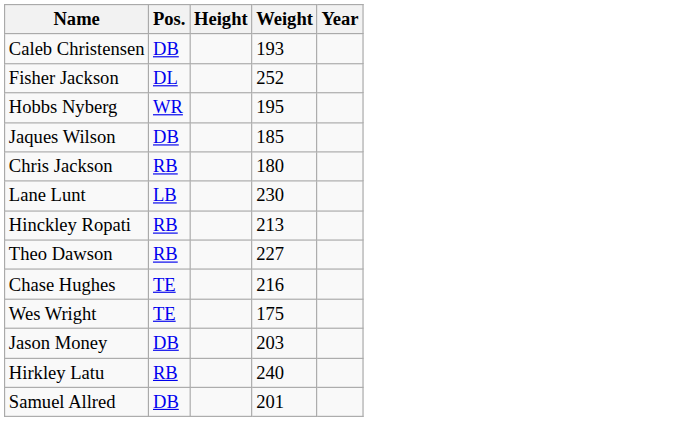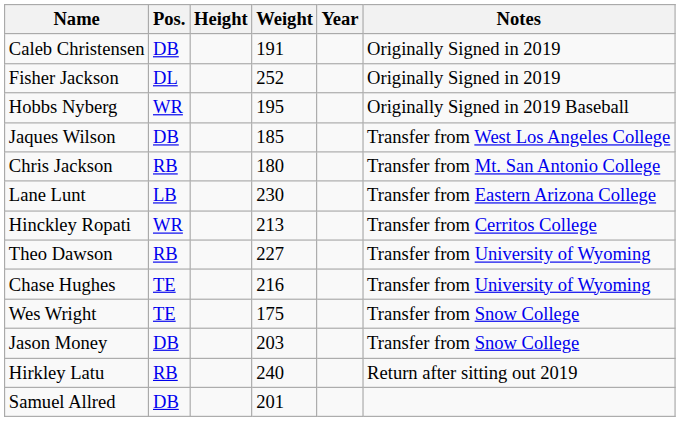+ column: (519, 19)
(270, 48) 193 -> (270, 48) 191
(165, 225) RB -> (168, 225) WR
